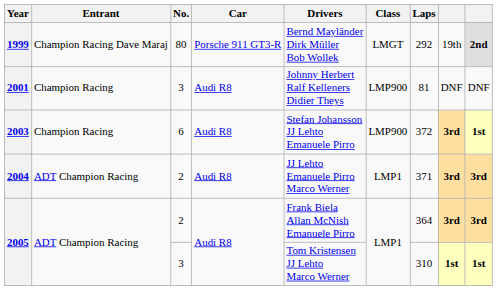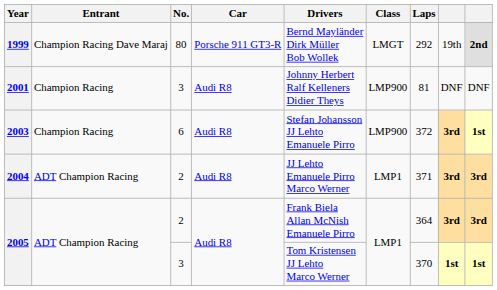(424, 264) 310 -> (424, 264) 370
